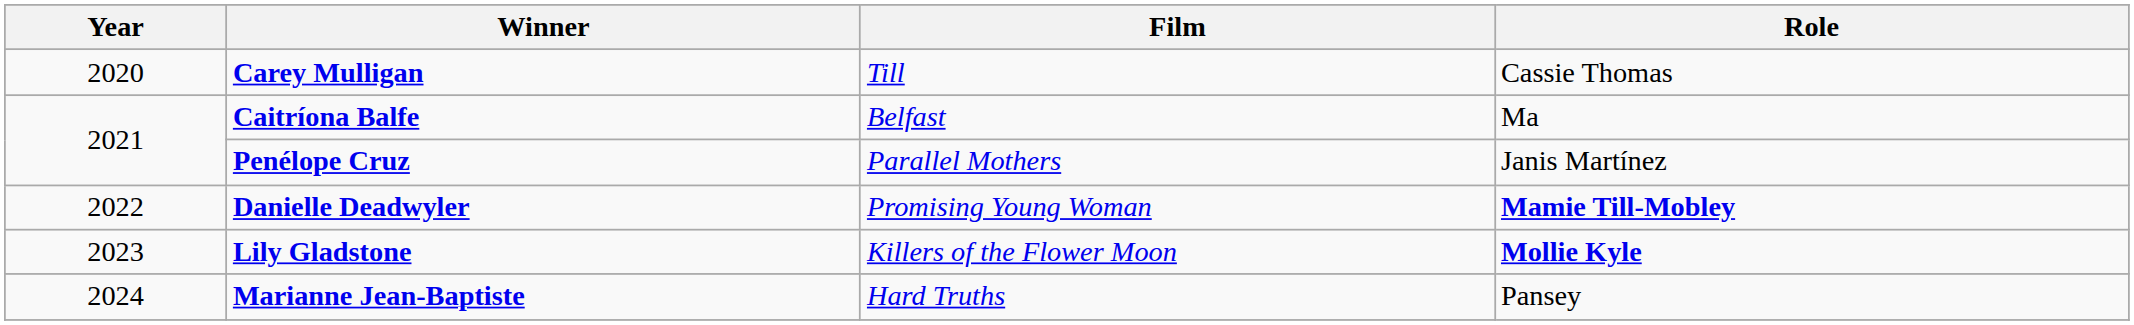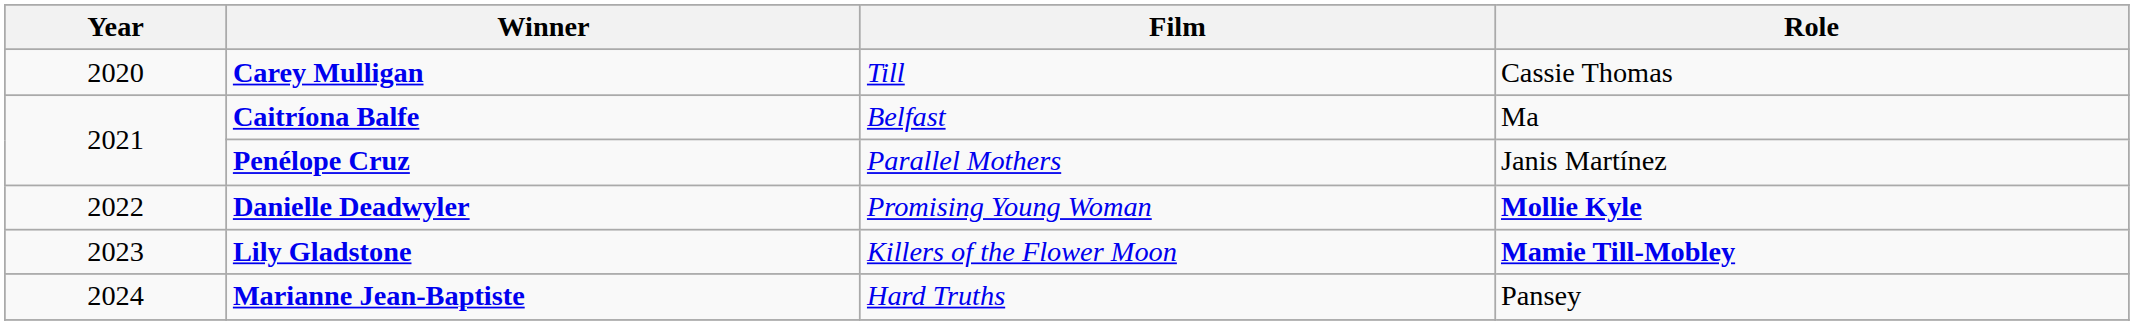(1618, 206) Mamie Till-Mobley -> (1571, 206) Mollie Kyle
(1571, 251) Mollie Kyle -> (1618, 251) Mamie Till-Mobley
